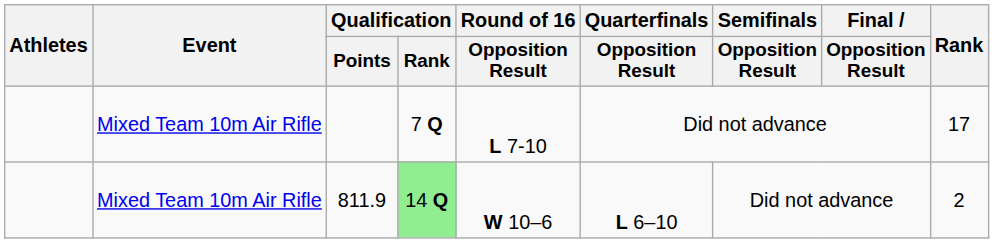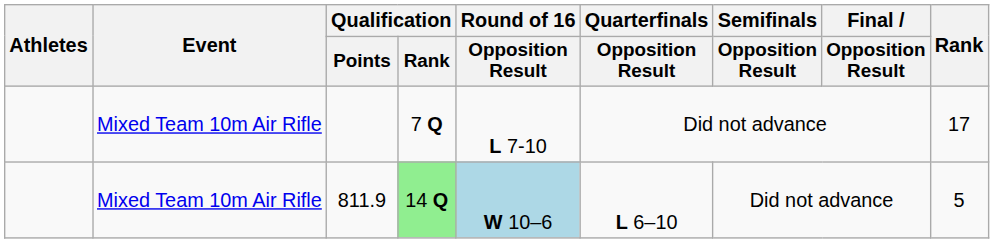(518, 222) no background -> (518, 222) lightblue background
(959, 200) 2 -> (959, 200) 5
